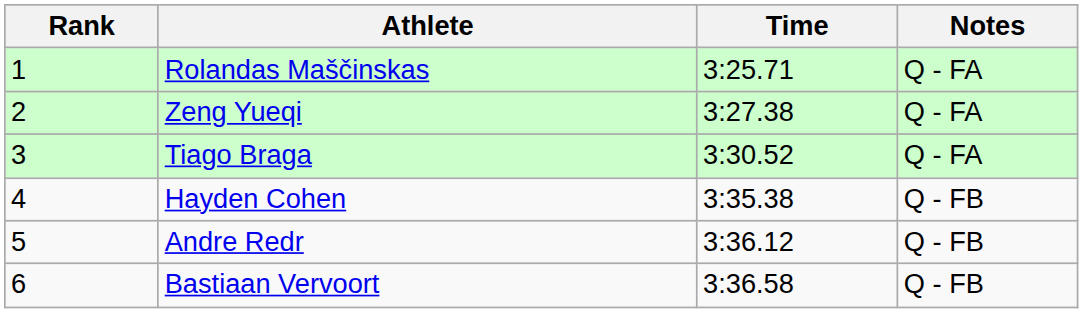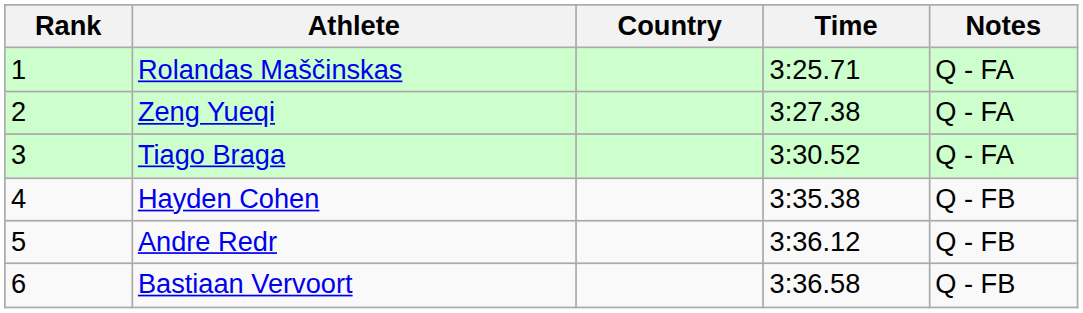+ column: (670, 26)
